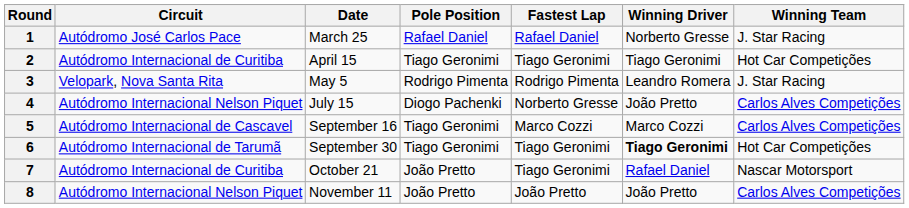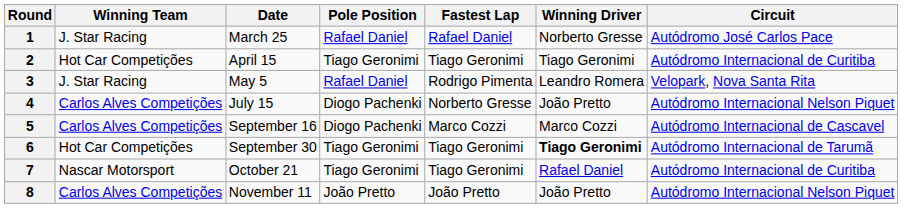columns swapped: (181, 15) <-> (819, 15)
(456, 81) Rodrigo Pimenta -> (365, 81) Rafael Daniel
(451, 126) Tiago Geronimi -> (372, 126) Diogo Pachenki
(439, 170) João Pretto -> (371, 170) Tiago Geronimi
